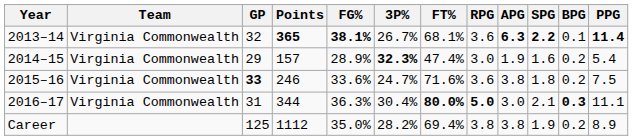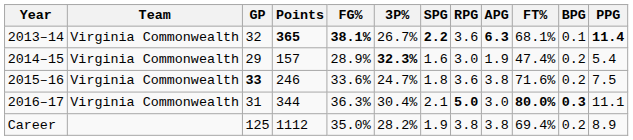columns swapped: (444, 15) <-> (543, 15)
